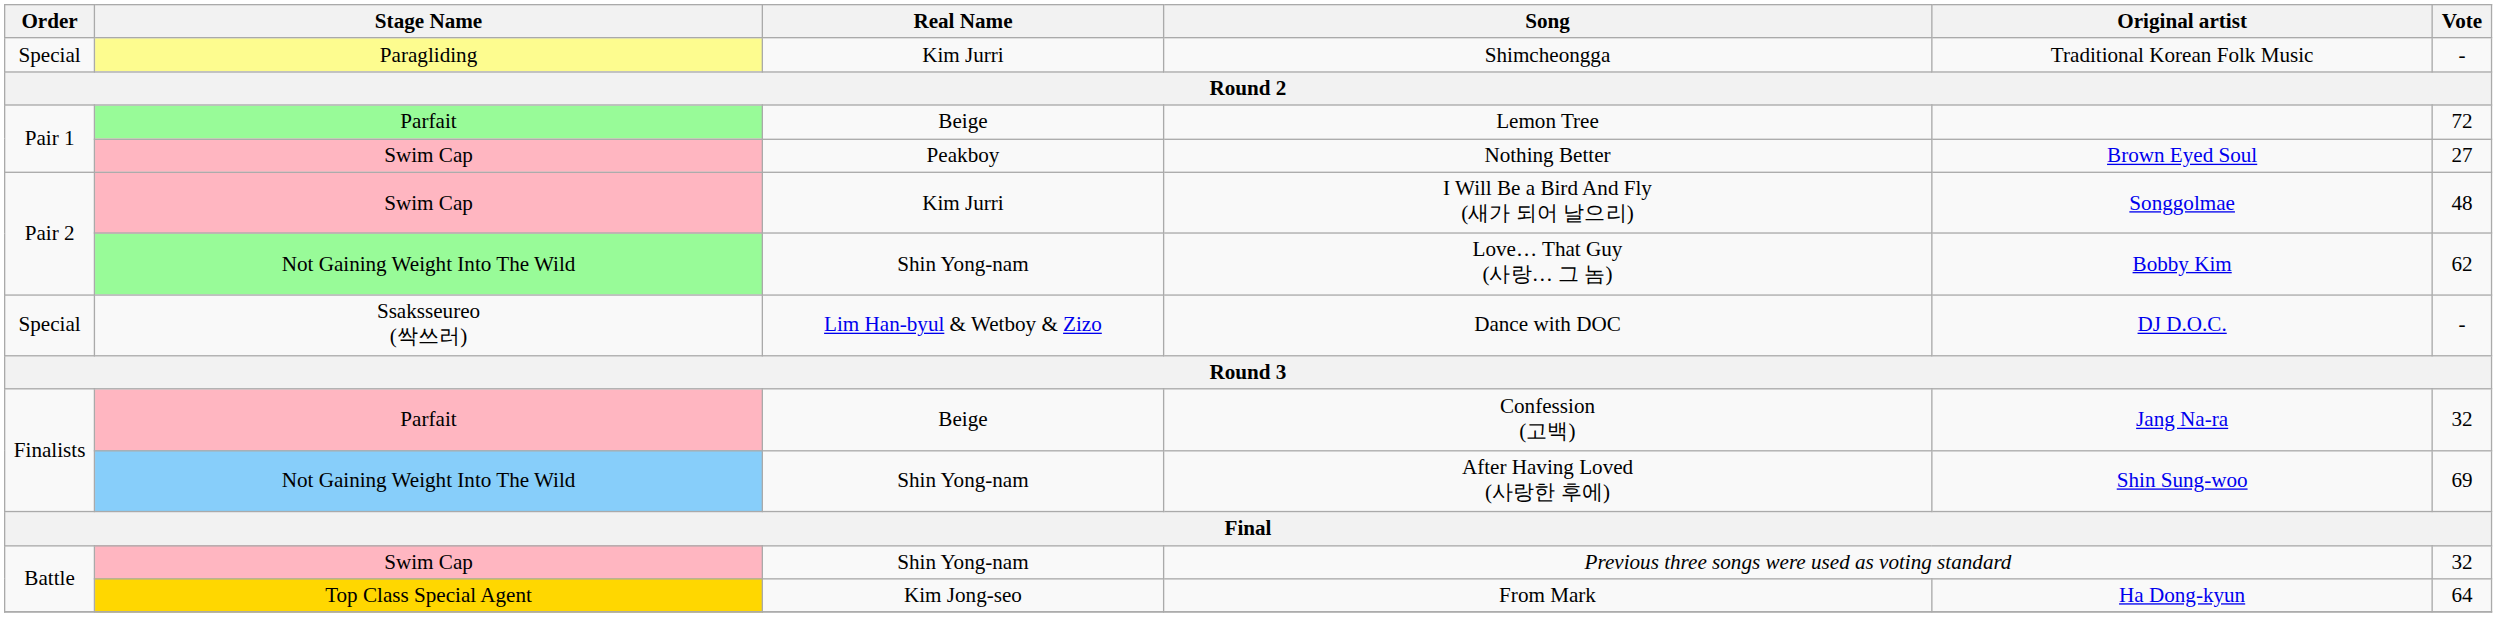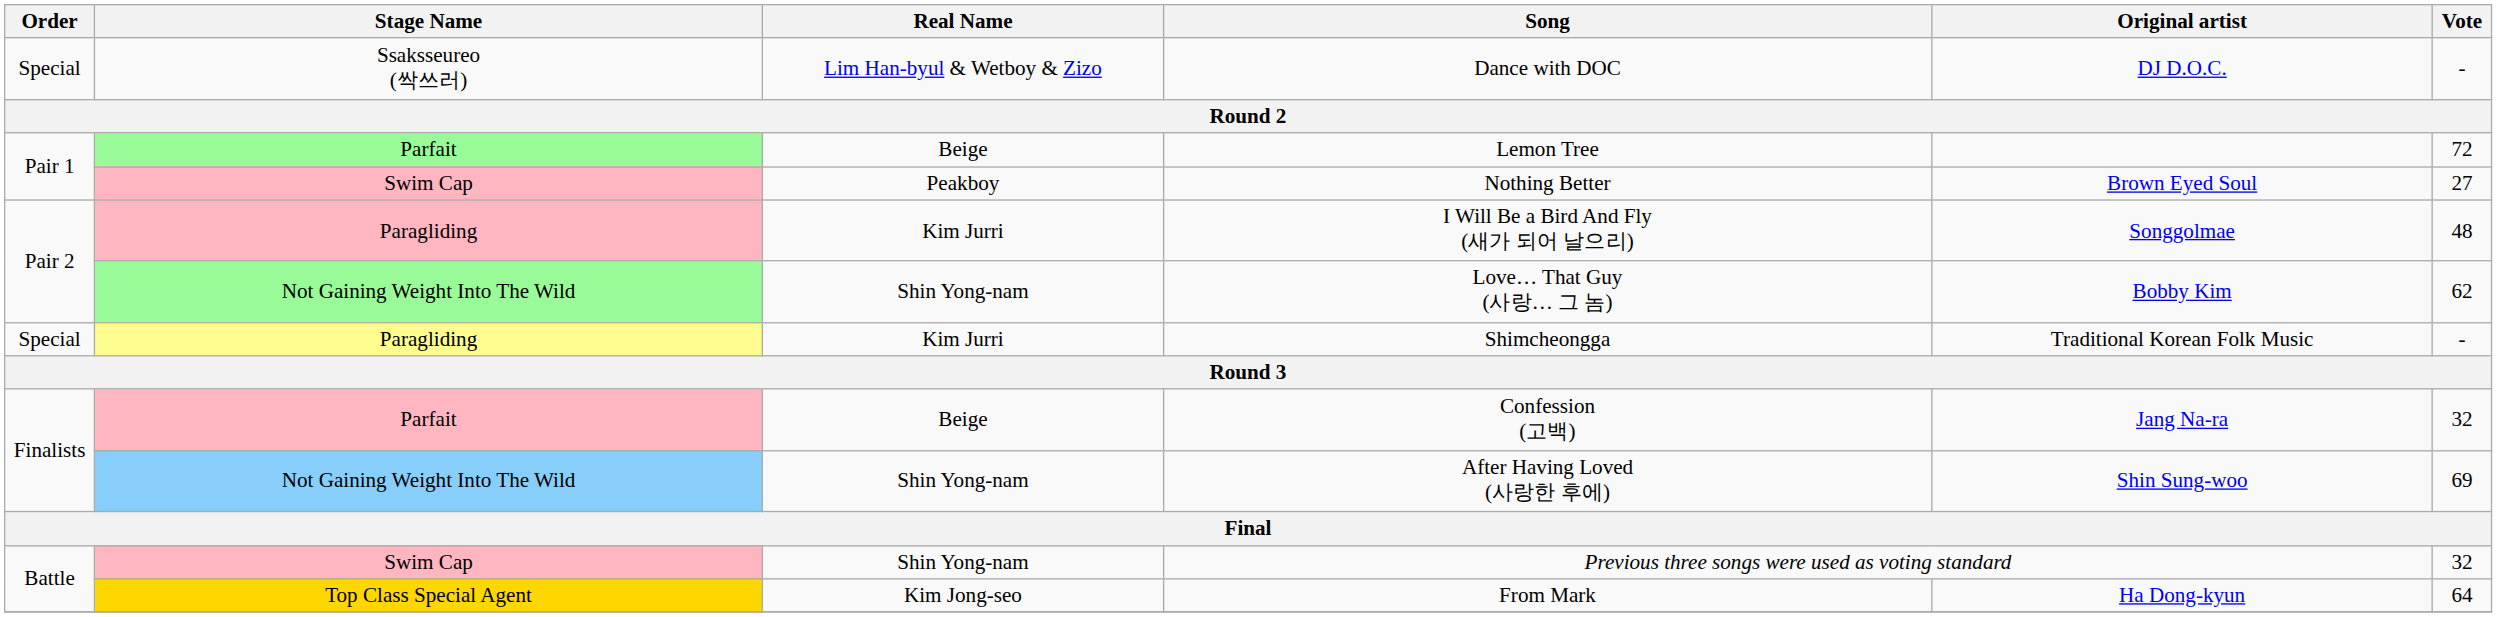rows swapped: (1547, 325) <-> (1547, 54)
(429, 202) Swim Cap -> (429, 230) Paragliding
